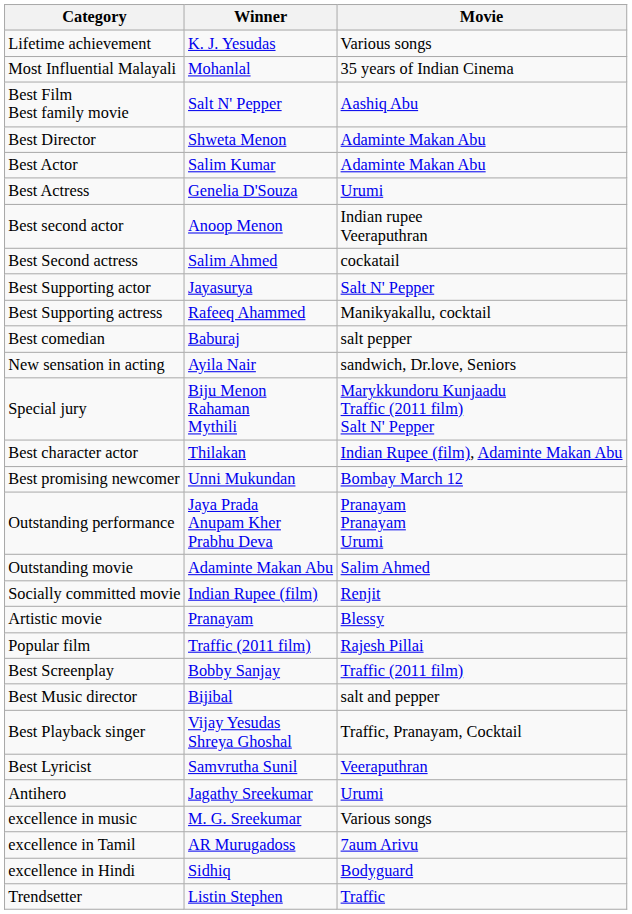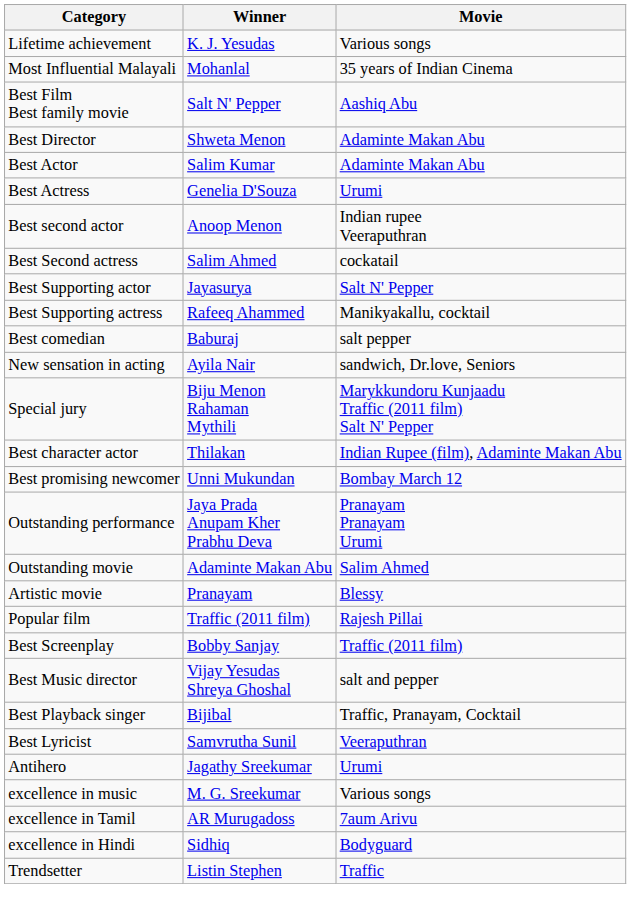- row: (94, 593)
(210, 697) Bijibal -> (239, 680) Vijay Yesudas Shreya Ghoshal
(240, 732) Vijay Yesudas Shreya Ghoshal -> (209, 715) Bijibal
